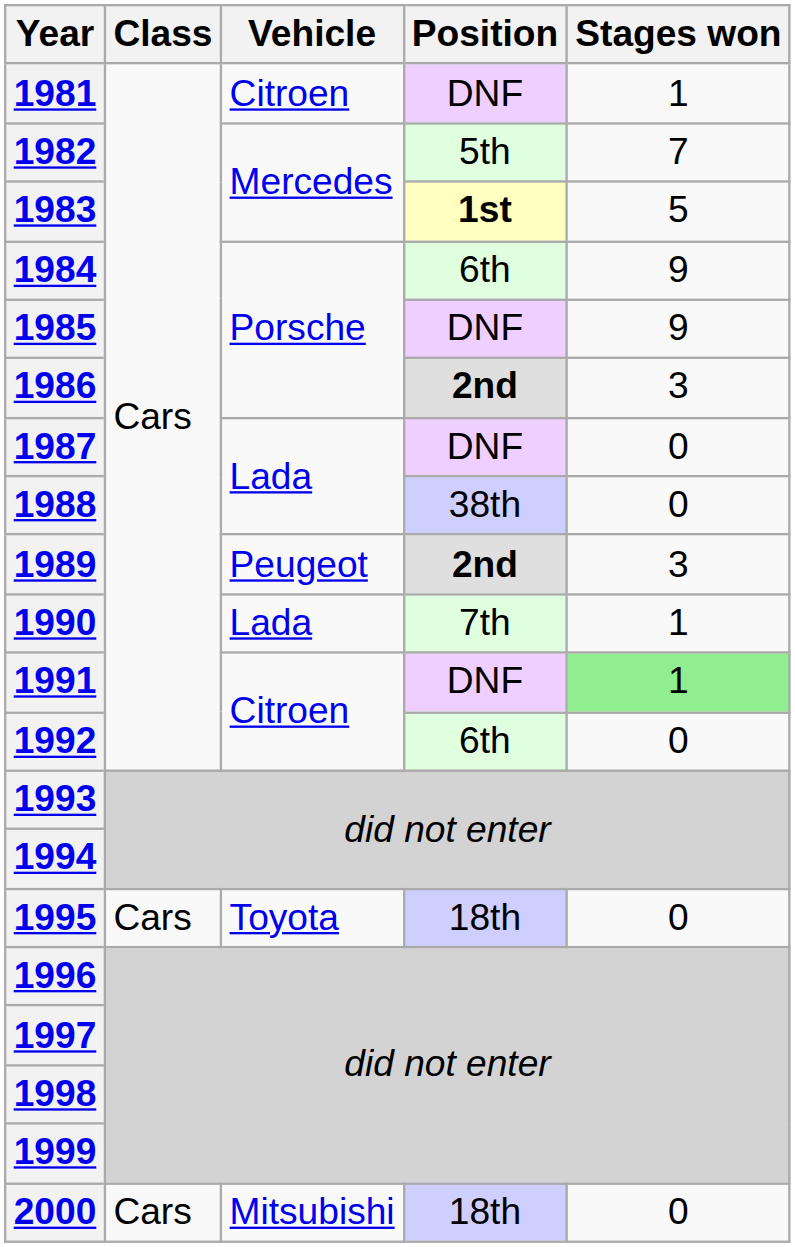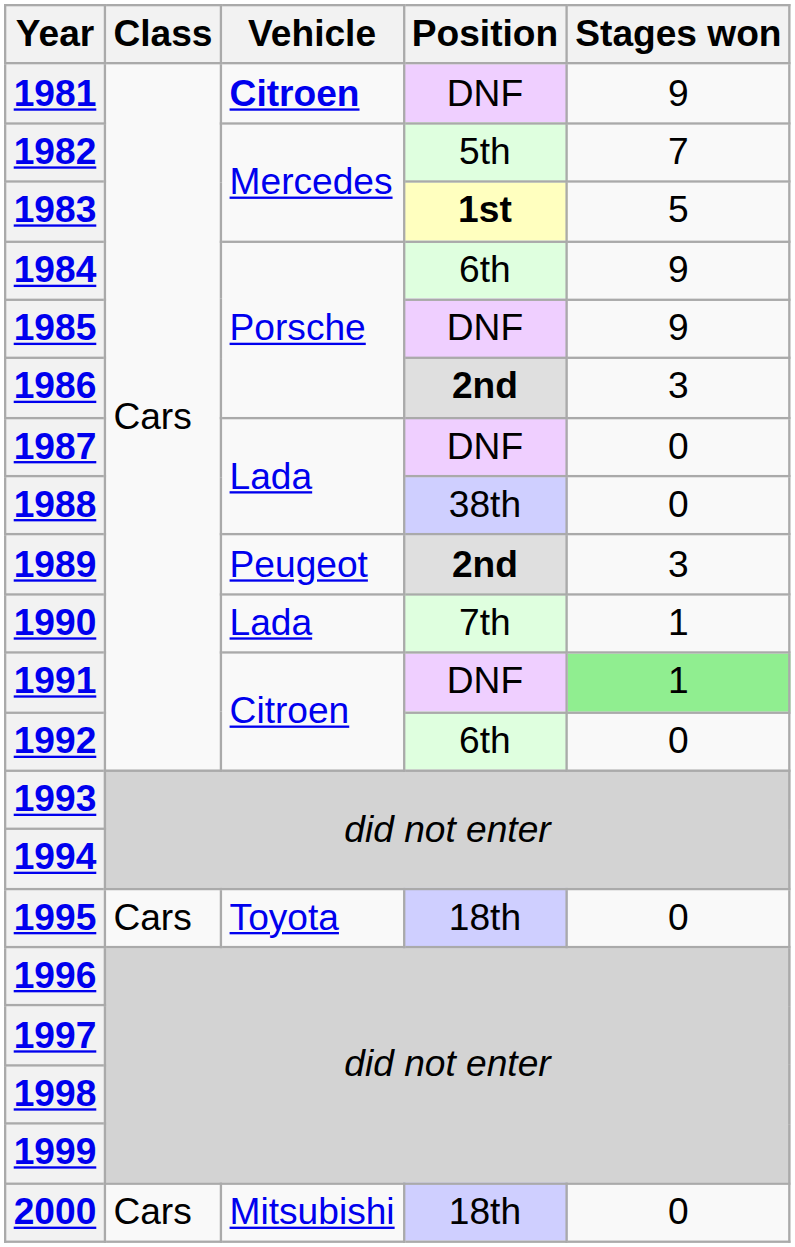(289, 92) normal -> (295, 92) bold
(678, 92) 1 -> (678, 92) 9
